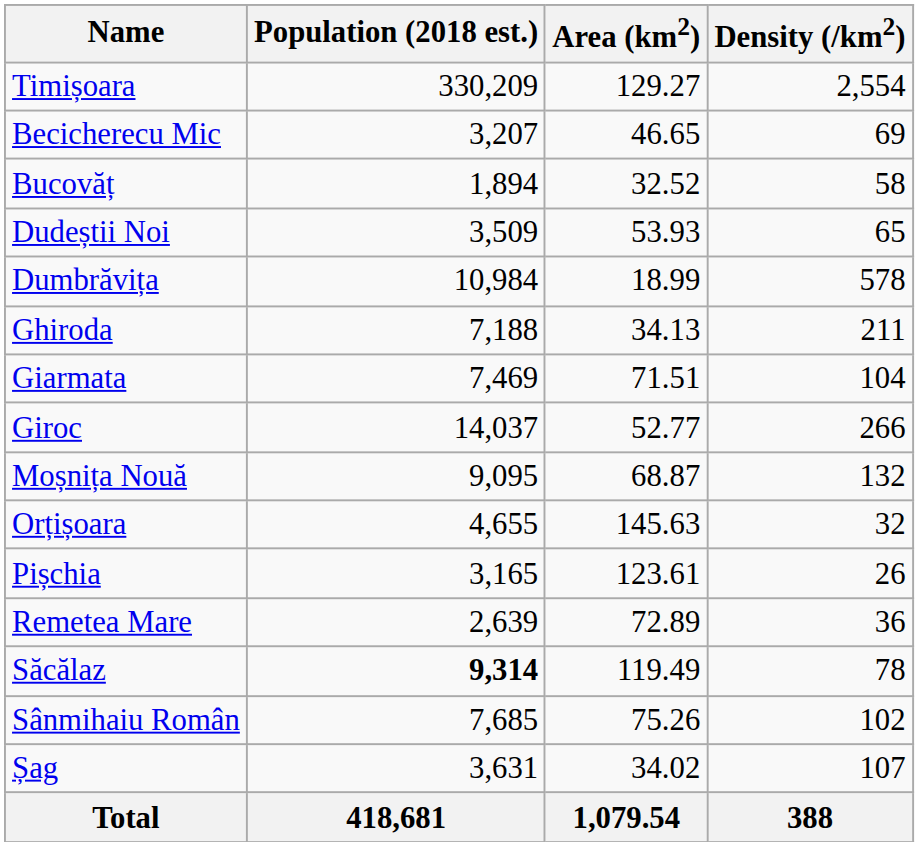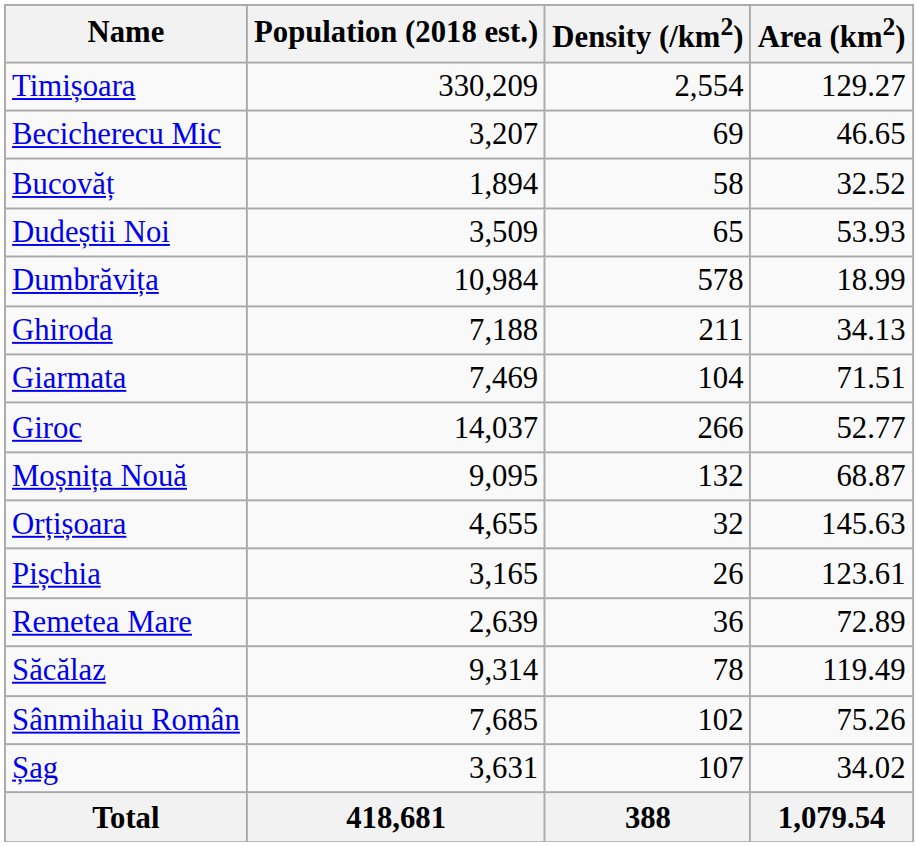columns swapped: (626, 33) <-> (810, 33)
(504, 670) bold -> (504, 670) normal
